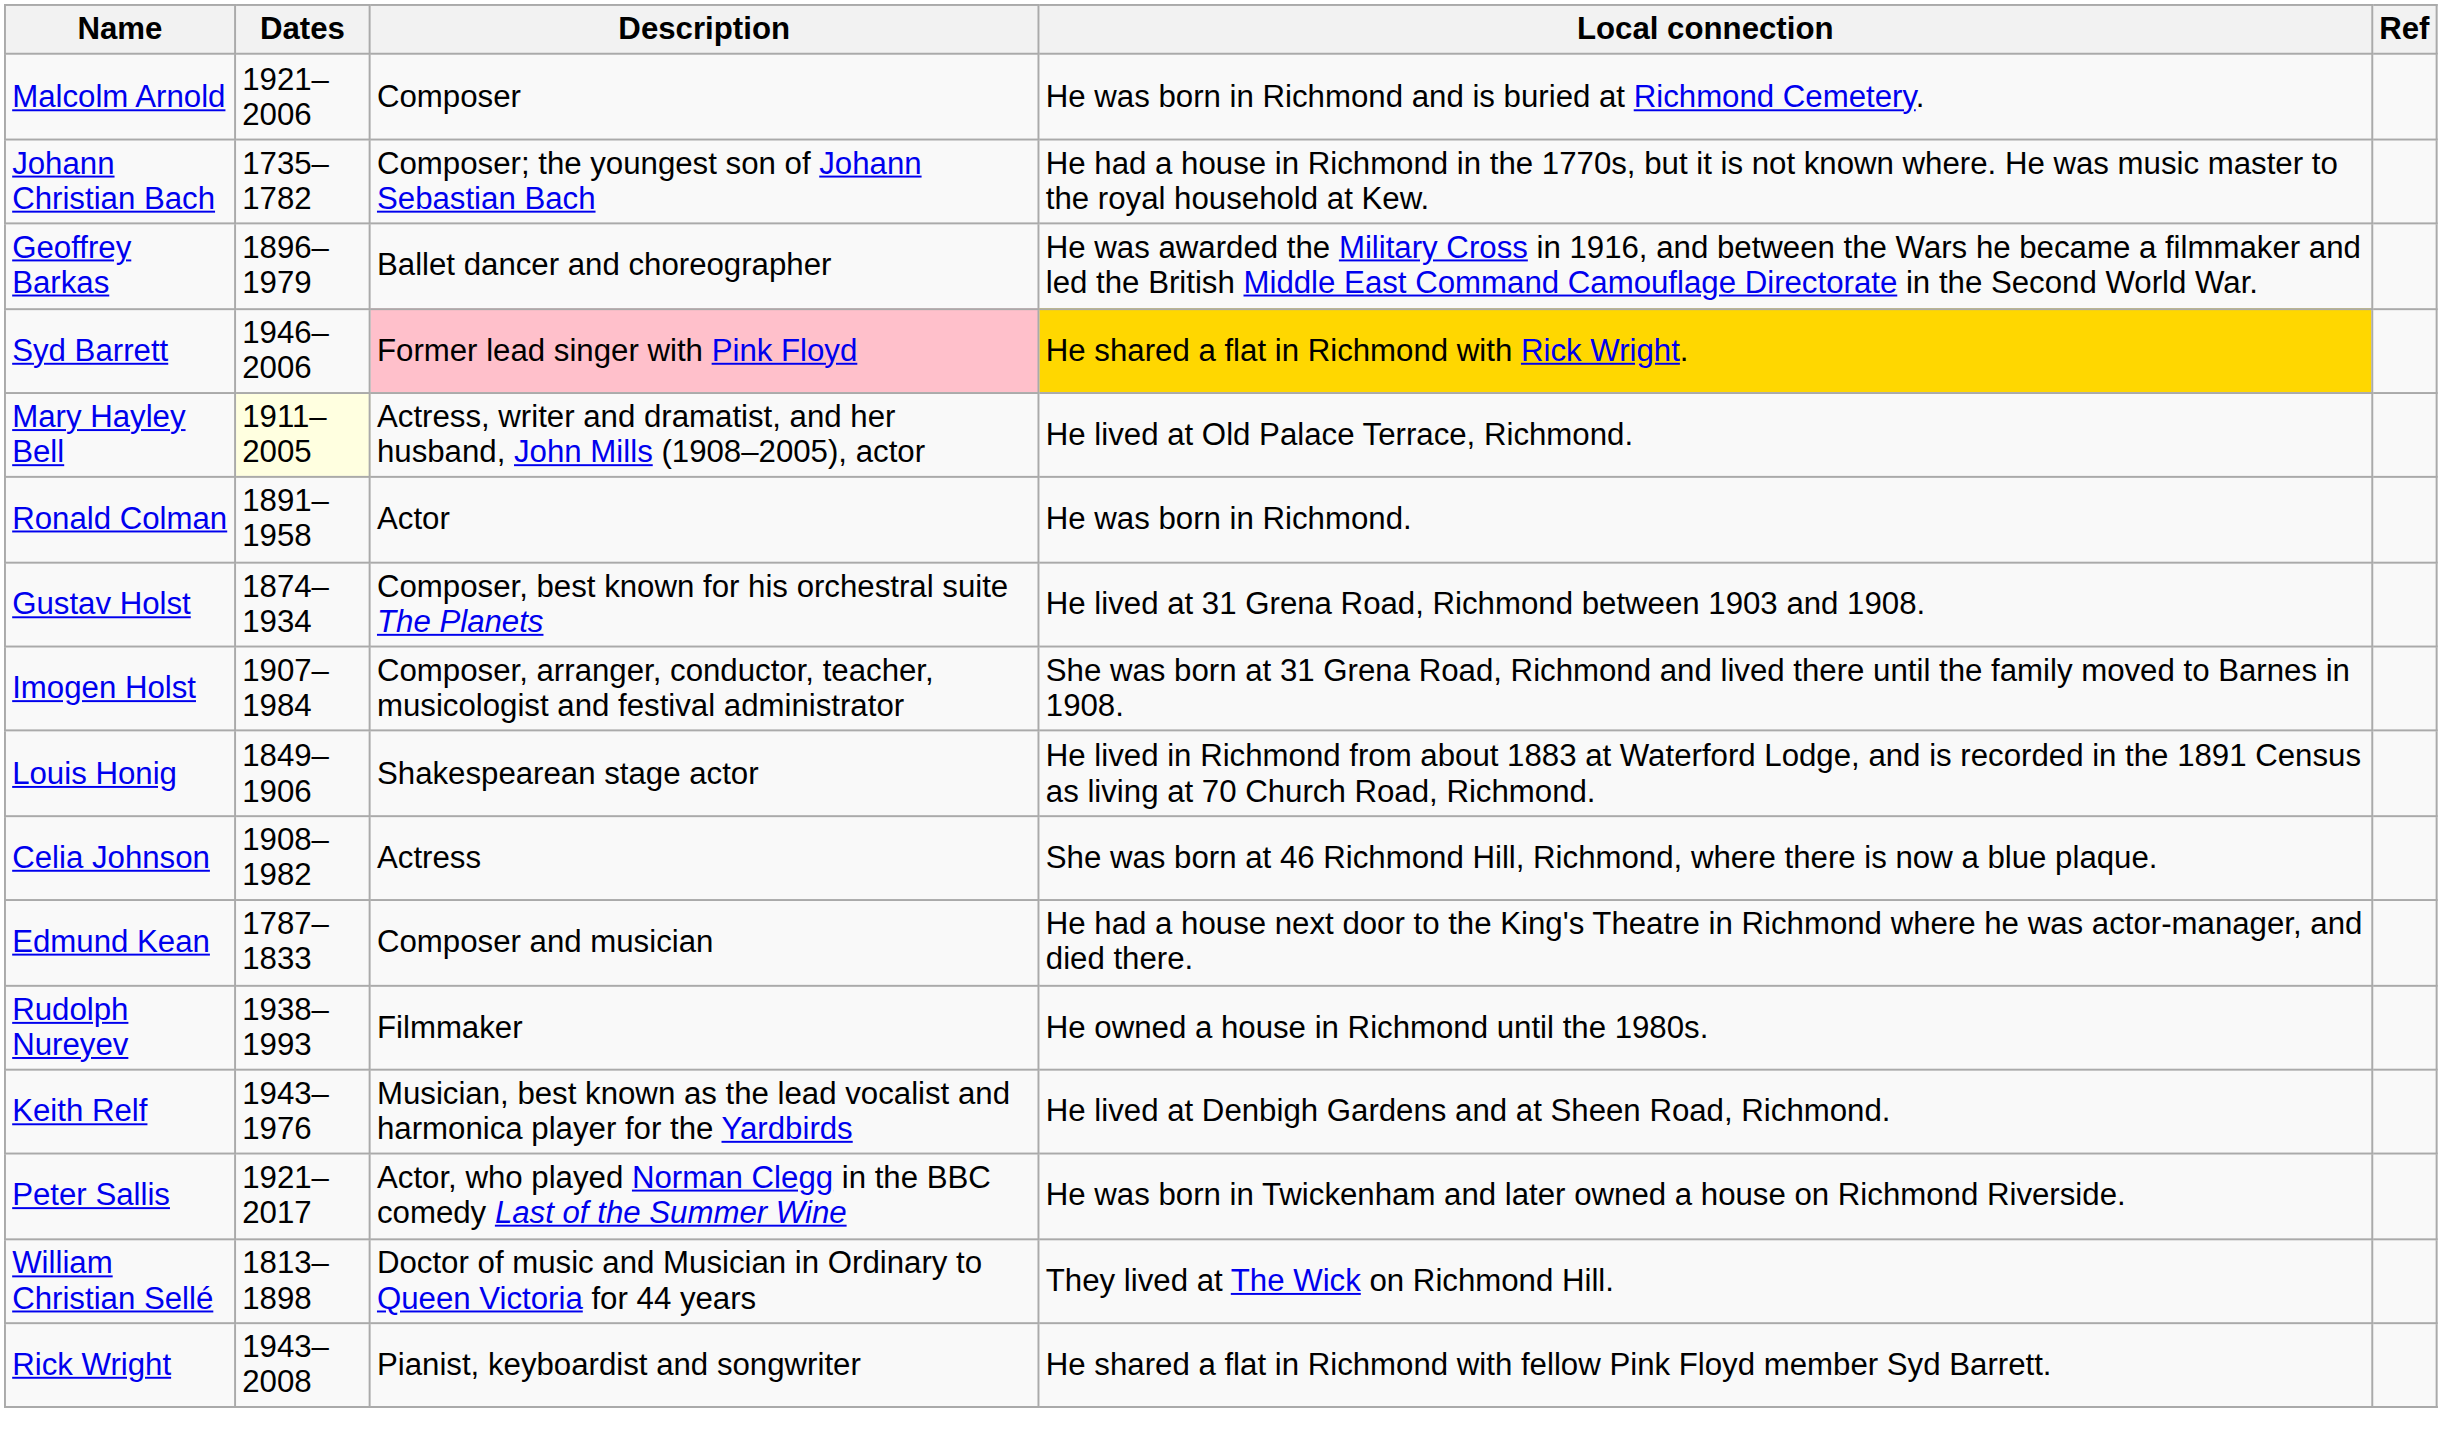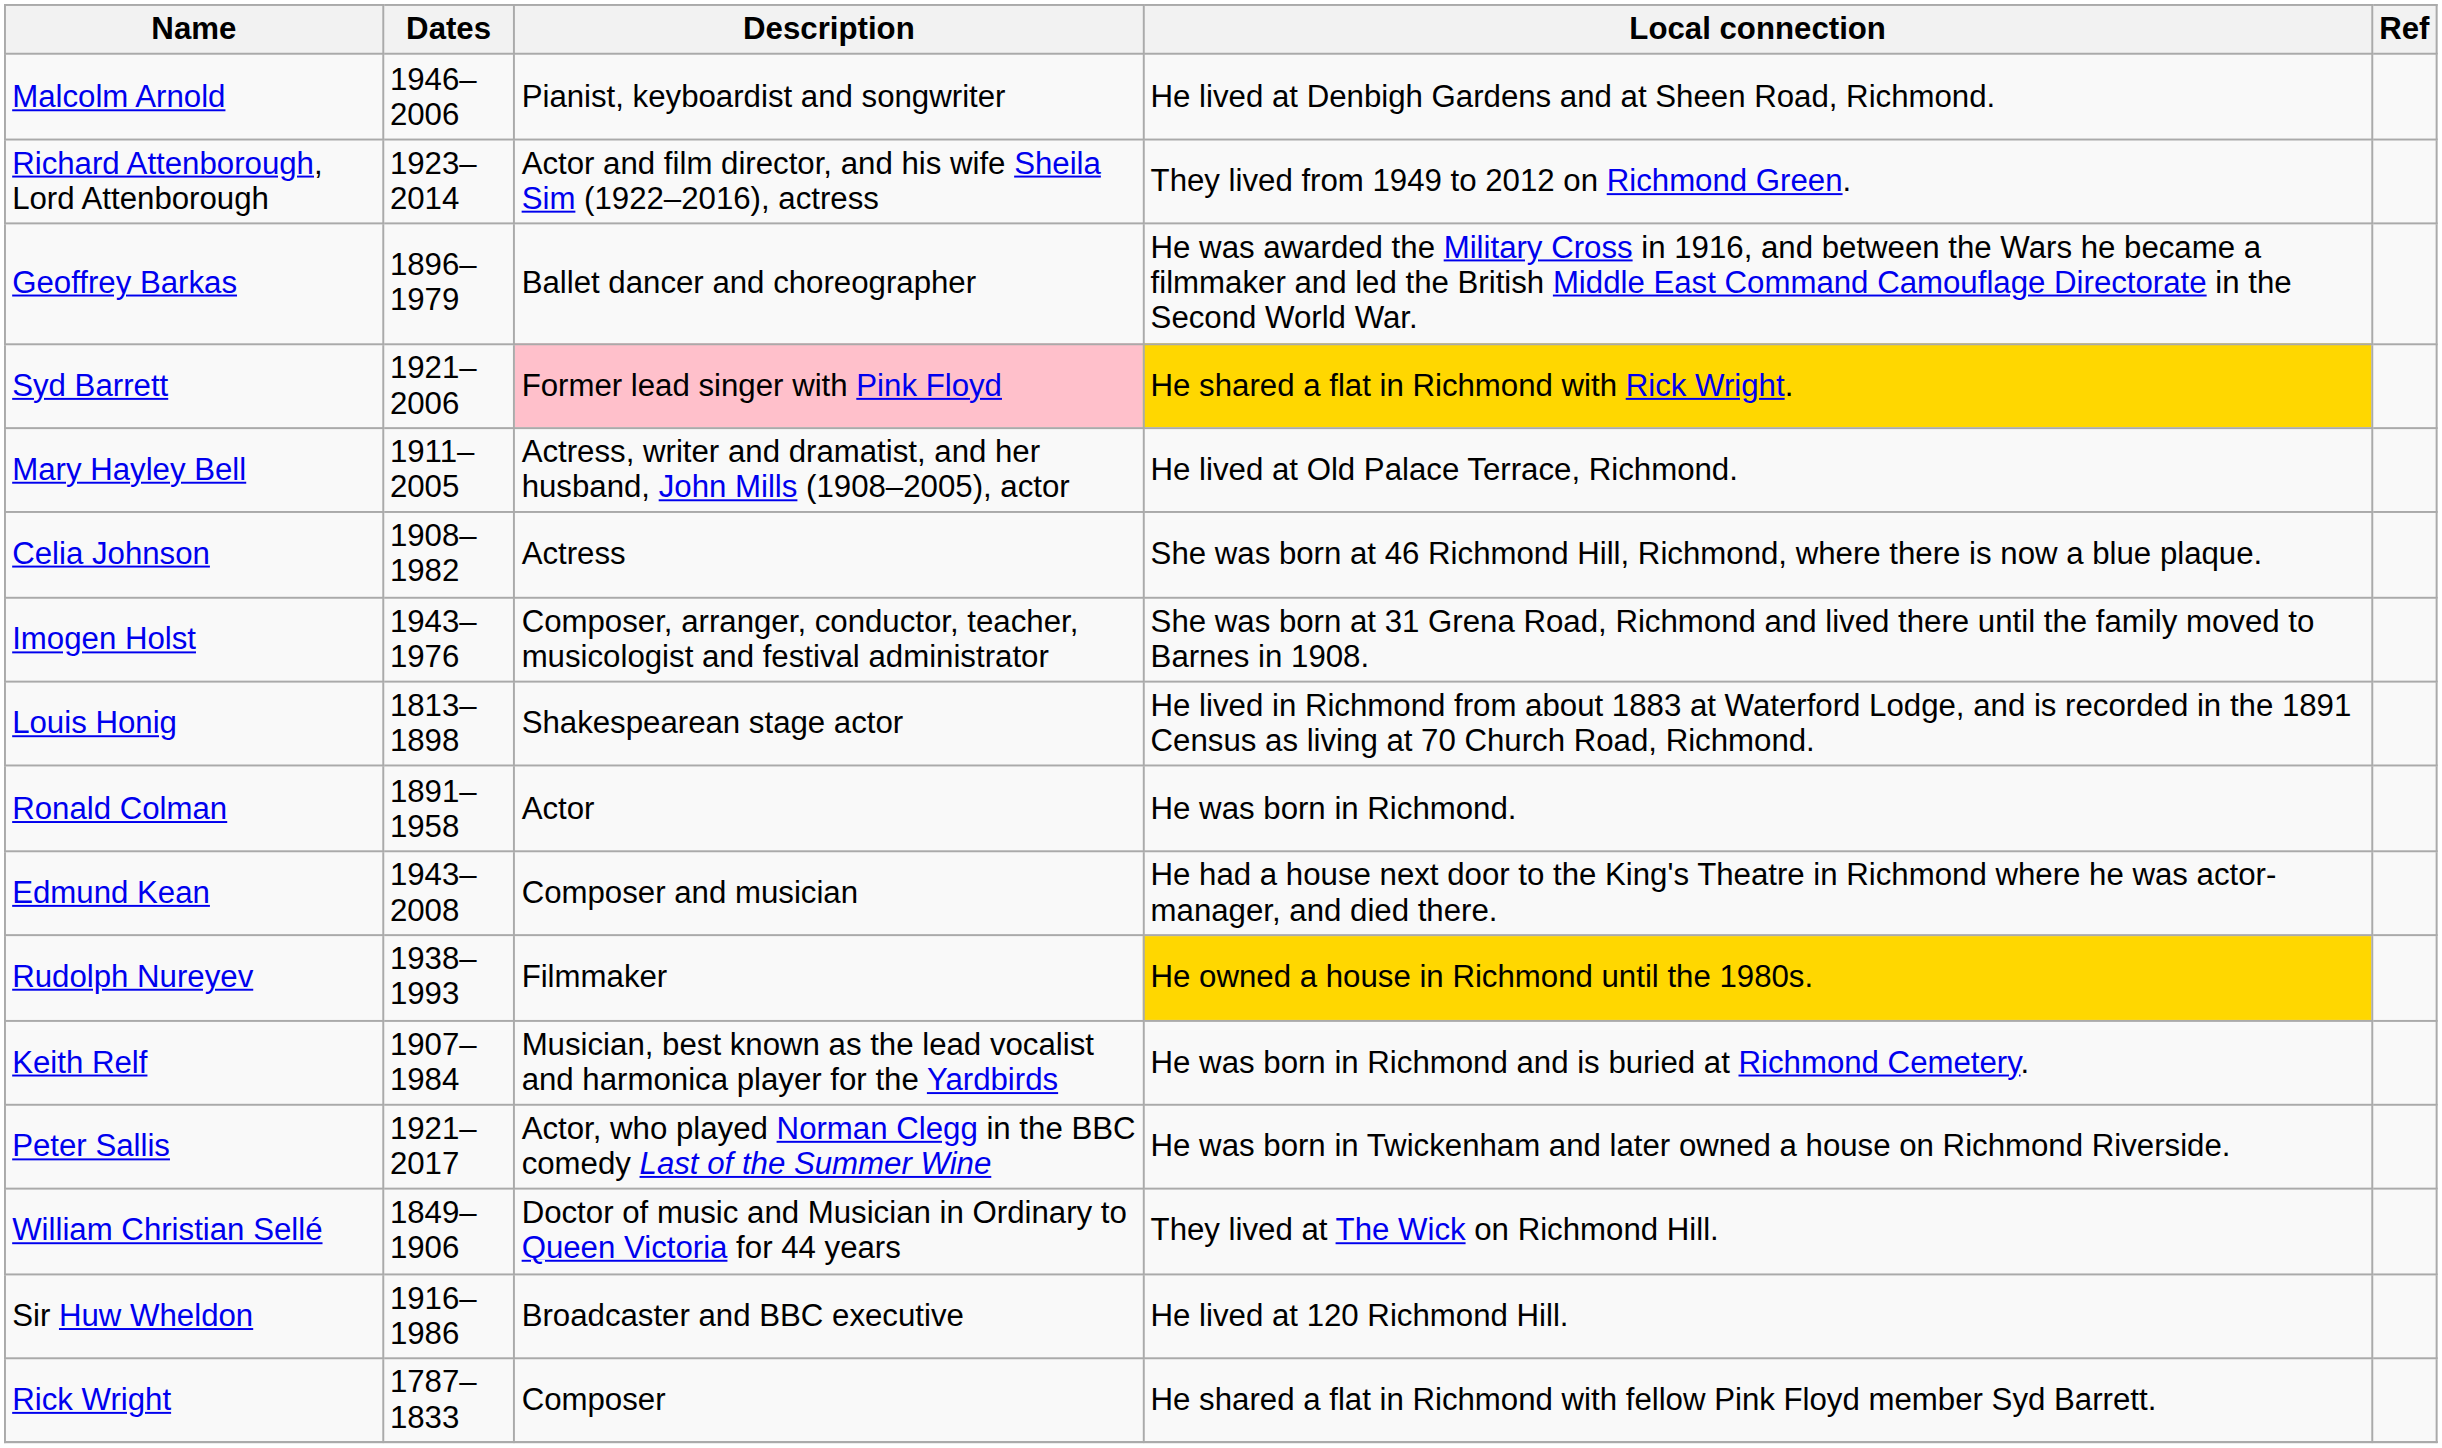(286, 96) 1921–2006 -> (433, 96) 1946–2006
(449, 96) Composer -> (764, 96) Pianist, keyboardist and songwriter
(1485, 96) He was born in Richmond and is buried at Richmond Cemetery. -> (1573, 96) He lived at Denbigh Gardens and at Sheen Road, Richmond.
+ row: (167, 180)
- row: (114, 180)
(286, 350) 1946–2006 -> (433, 385) 1921–2006
(284, 434) lightyellow background -> (432, 469) no background
rows swapped: (120, 519) <-> (111, 857)
- row: (101, 603)
(286, 688) 1907–1984 -> (433, 638) 1943–1976
(286, 772) 1849–1906 -> (433, 723) 1813–1898
(286, 942) 1787–1833 -> (433, 892) 1943–2008
(1377, 1026) no background -> (1482, 977) gold background
(286, 1111) 1943–1976 -> (433, 1061) 1907–1984
(1468, 1111) He lived at Denbigh Gardens and at Sheen Road, Richmond. -> (1590, 1061) He was born in Richmond and is buried at Richmond Cemetery.
(286, 1280) 1813–1898 -> (433, 1230) 1849–1906
+ row: (133, 1315)
(286, 1364) 1943–2008 -> (433, 1400) 1787–1833
(619, 1364) Pianist, keyboardist and songwriter -> (594, 1400) Composer
